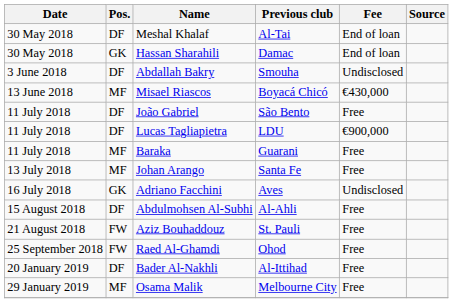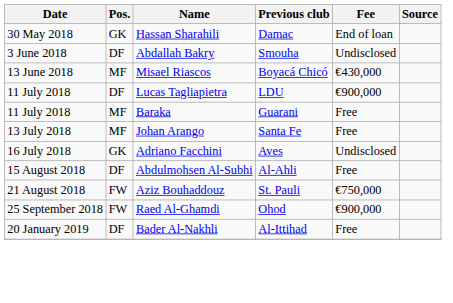- row: (172, 33)
- row: (167, 111)
(353, 229) Free -> (358, 190) €750,000
(353, 248) Free -> (358, 209) €900,000
- row: (169, 287)
